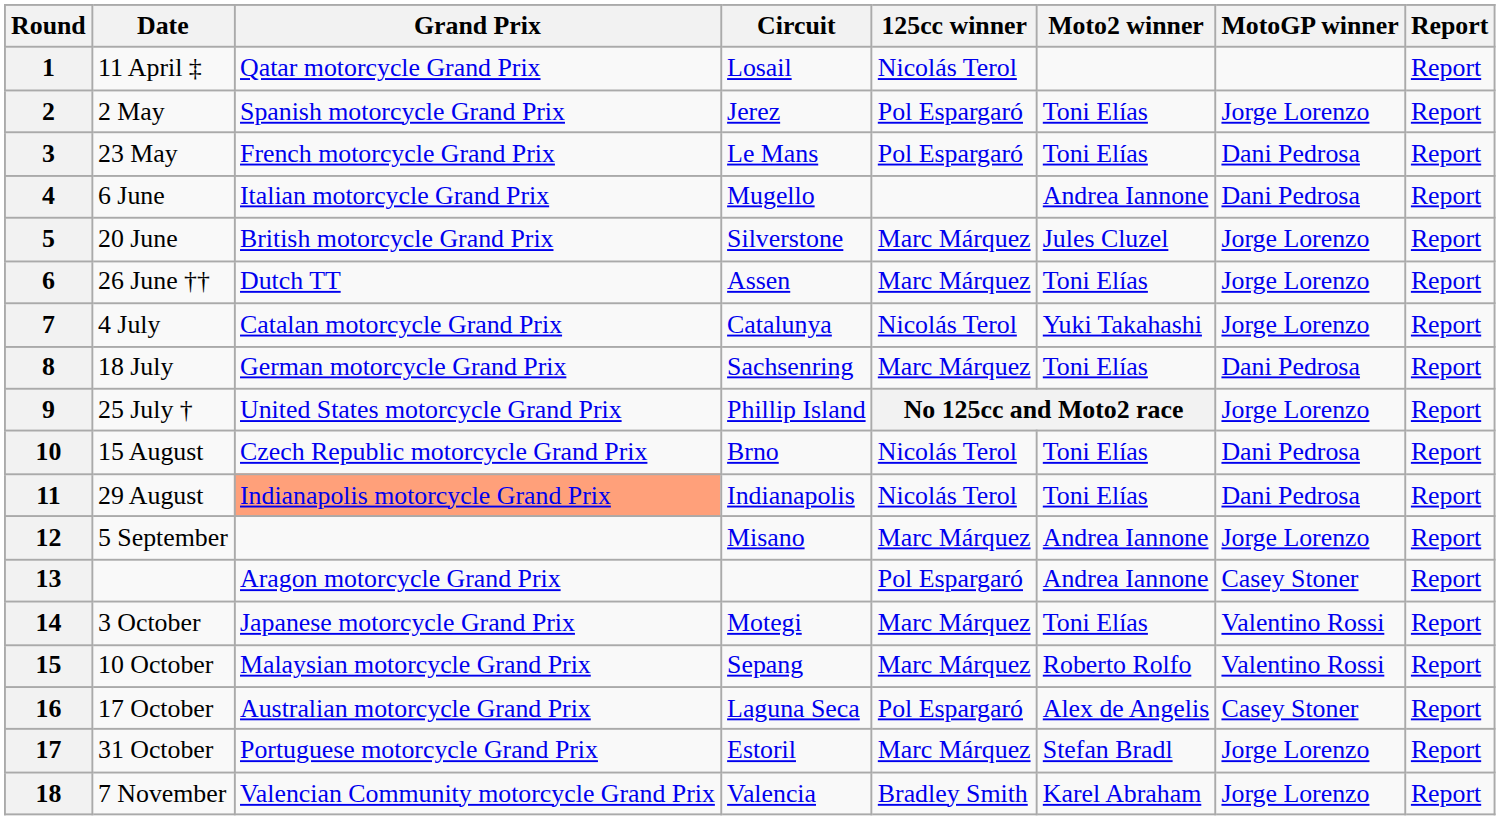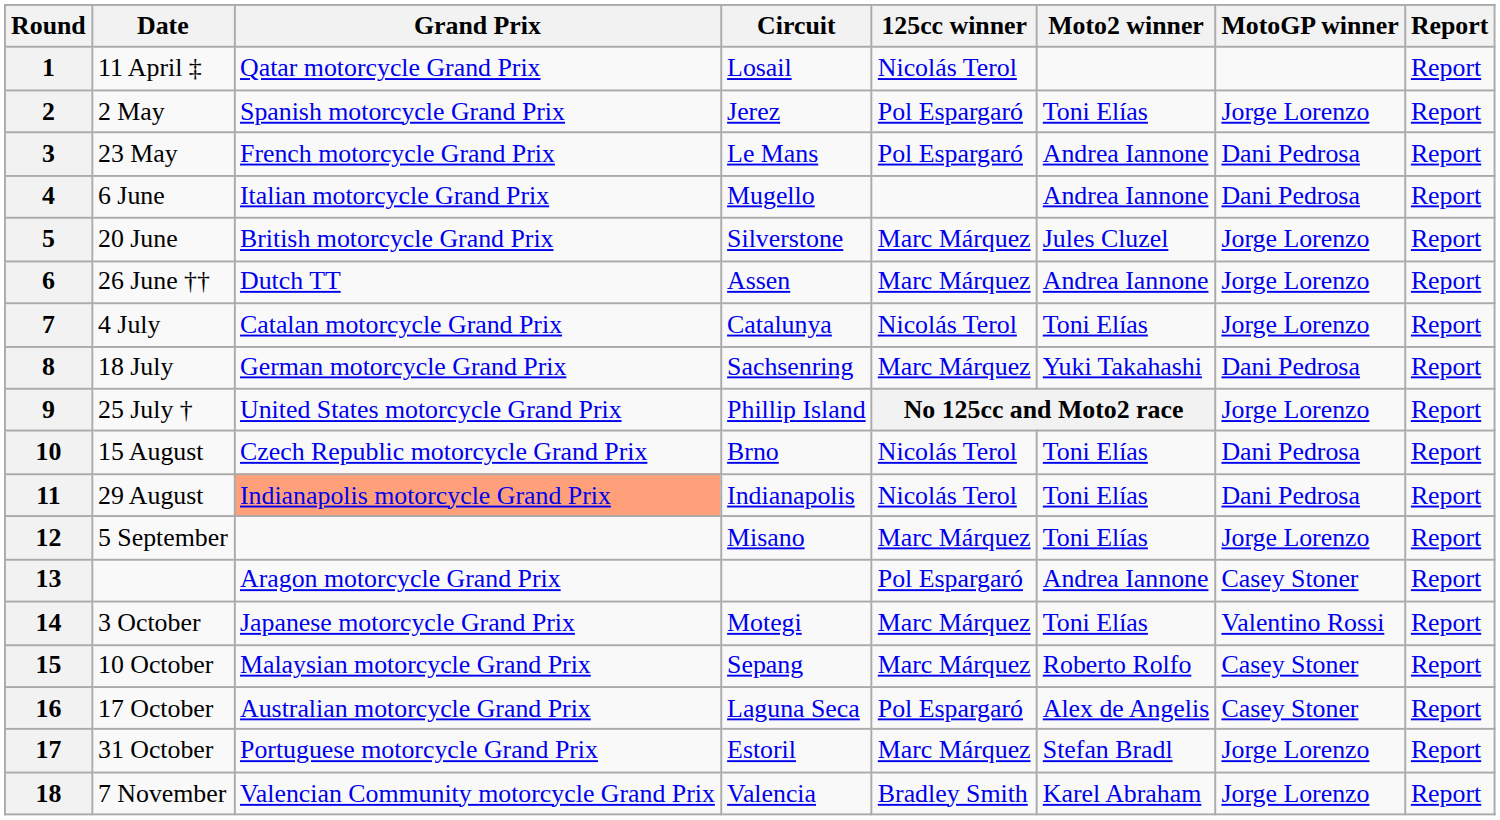(1095, 153) Toni Elías -> (1126, 153) Andrea Iannone
(1095, 281) Toni Elías -> (1126, 281) Andrea Iannone
(1122, 323) Yuki Takahashi -> (1095, 323) Toni Elías
(1095, 366) Toni Elías -> (1122, 366) Yuki Takahashi
(1126, 536) Andrea Iannone -> (1095, 536) Toni Elías
(1303, 664) Valentino Rossi -> (1290, 664) Casey Stoner
